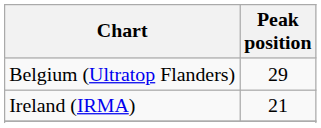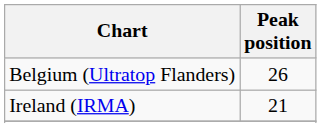(278, 74) 29 -> (278, 74) 26
